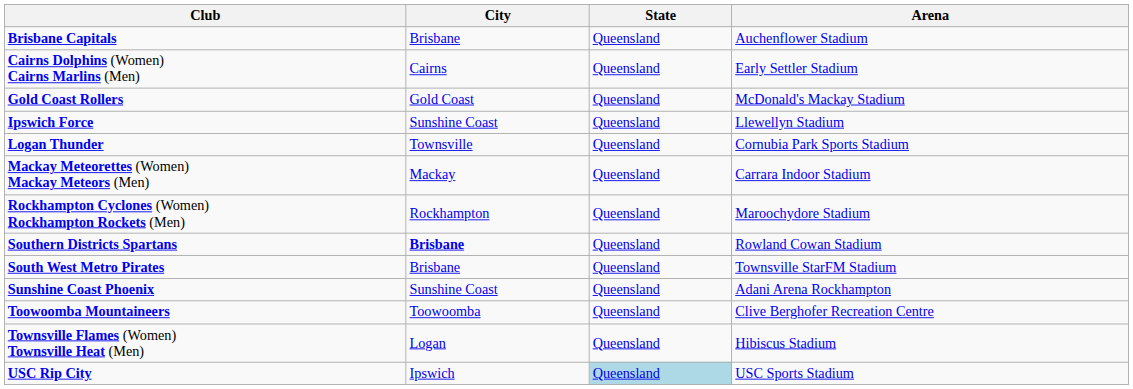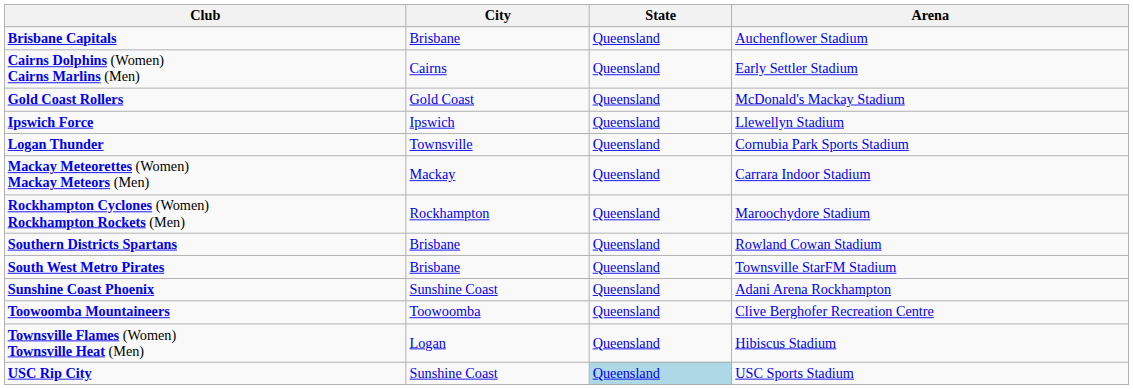(454, 122) Sunshine Coast -> (432, 122) Ipswich
(437, 244) bold -> (435, 244) normal
(432, 373) Ipswich -> (454, 373) Sunshine Coast
